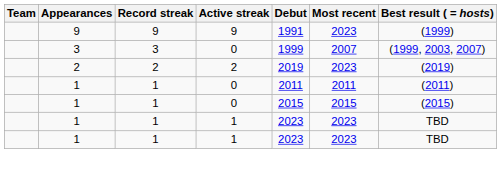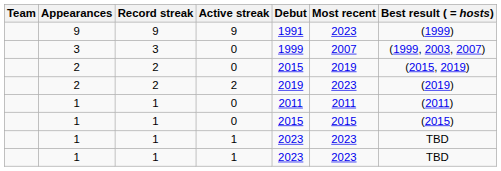+ row: (77, 67)
